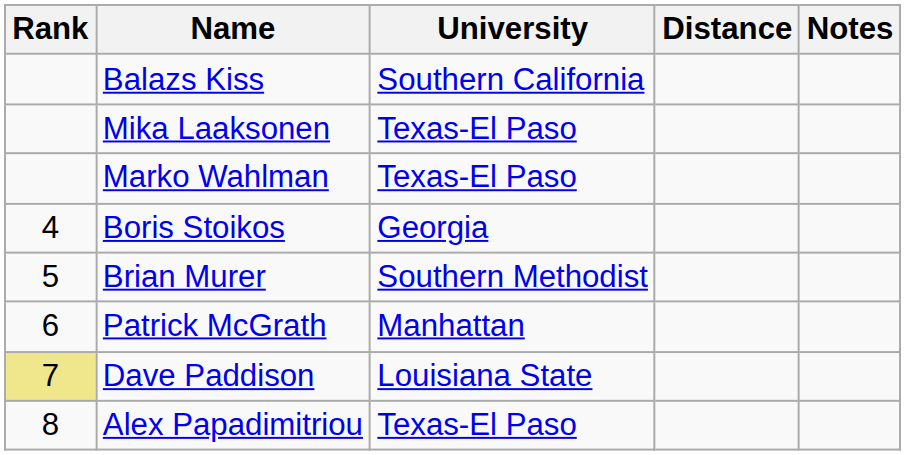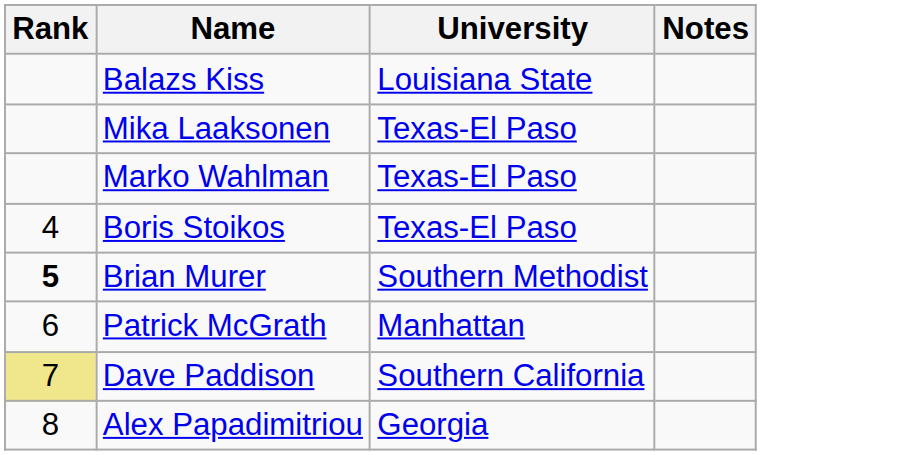- column: (727, 29)
(511, 78) Southern California -> (485, 78) Louisiana State
(433, 227) Georgia -> (477, 227) Texas-El Paso
(50, 276) normal -> (50, 276) bold
(485, 375) Louisiana State -> (511, 375) Southern California
(477, 425) Texas-El Paso -> (433, 425) Georgia
